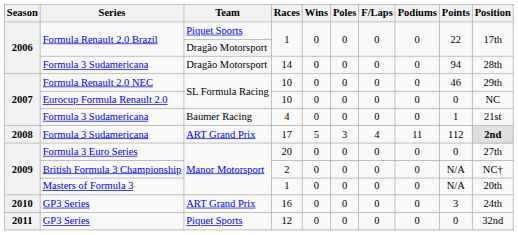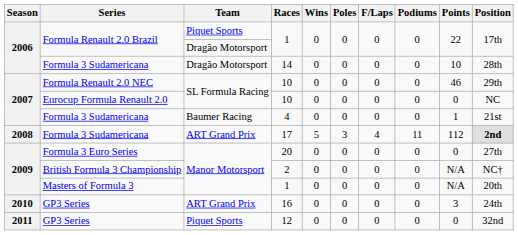(456, 65) 94 -> (456, 65) 10
